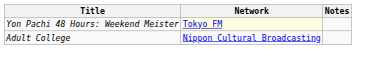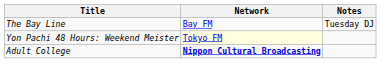+ row: (36, 24)
(252, 38) normal -> (252, 51) bold
